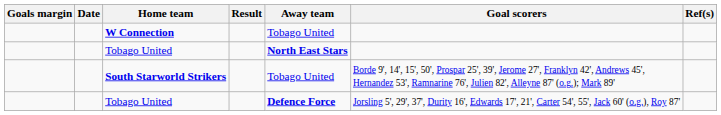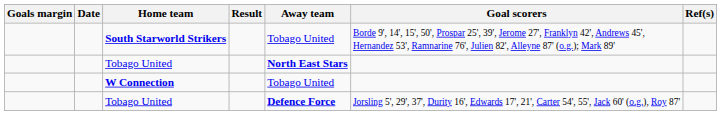rows swapped: (40, 33) <-> (40, 76)
